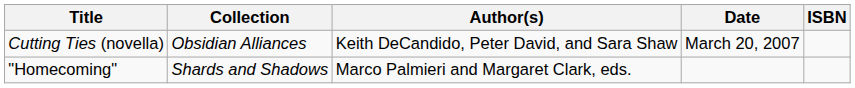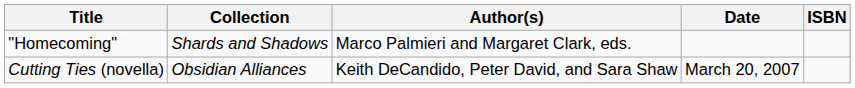rows swapped: (86, 43) <-> (63, 69)
